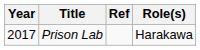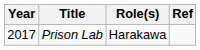columns swapped: (164, 14) <-> (119, 14)
